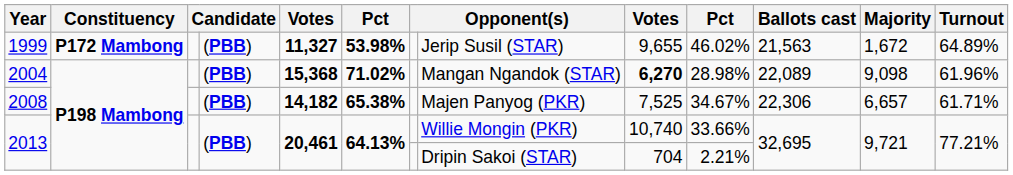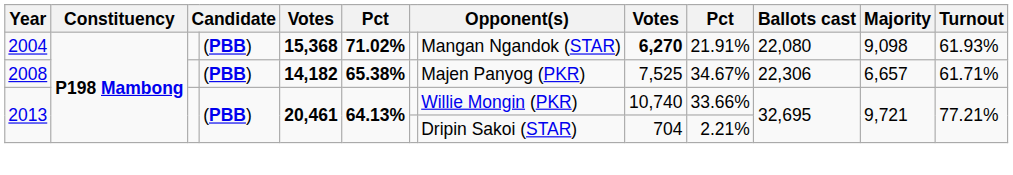- row: (28, 46)
(720, 74) 28.98% -> (720, 46) 21.91%
(785, 74) 22,089 -> (785, 46) 22,080
(969, 74) 61.96% -> (969, 46) 61.93%
